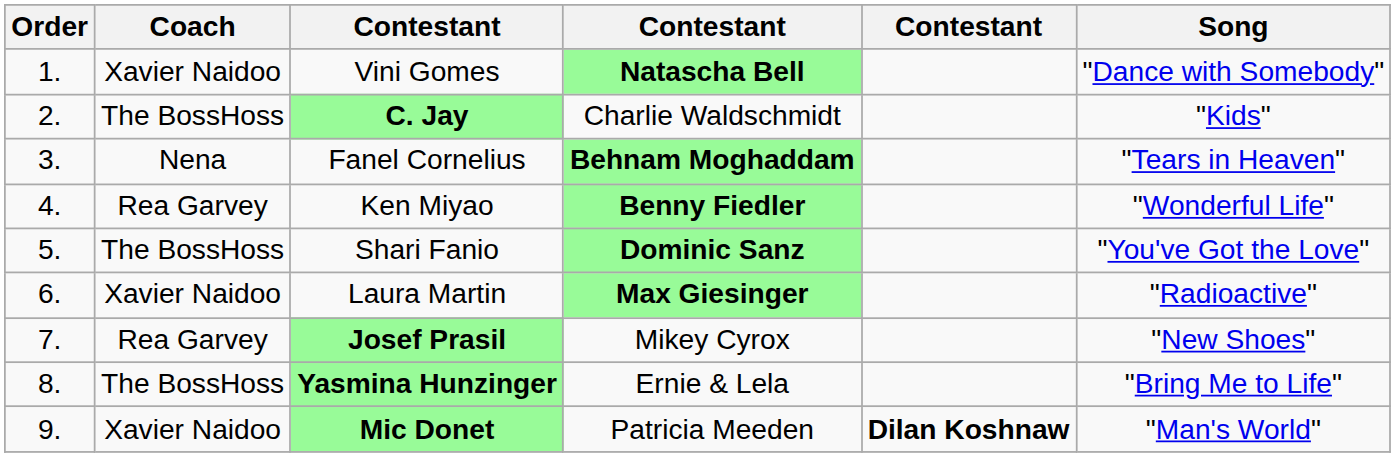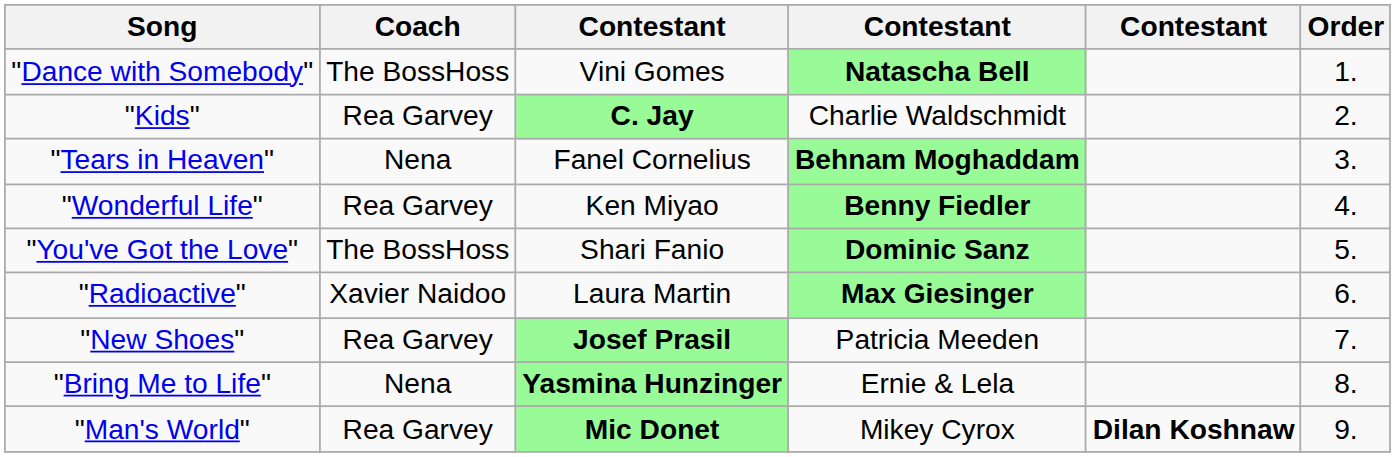columns swapped: (50, 26) <-> (1233, 26)
(193, 71) Xavier Naidoo -> (418, 71) The BossHoss
(193, 116) The BossHoss -> (418, 116) Rea Garvey
(712, 339) Mikey Cyrox -> (937, 339) Patricia Meeden
(193, 384) The BossHoss -> (418, 384) Nena
(193, 428) Xavier Naidoo -> (418, 428) Rea Garvey
(712, 428) Patricia Meeden -> (937, 428) Mikey Cyrox
